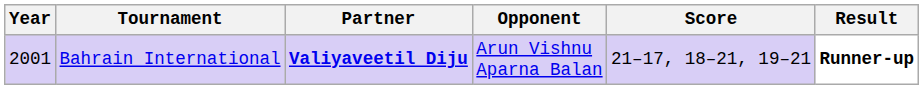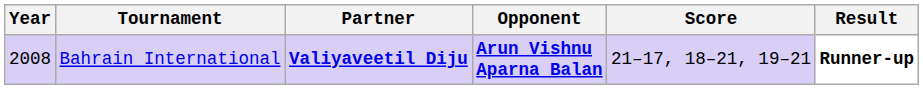(30, 59) 2001 -> (30, 59) 2008
(539, 59) normal -> (539, 59) bold
